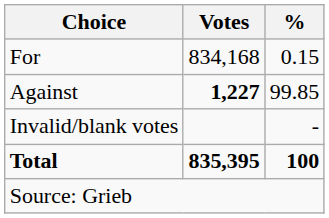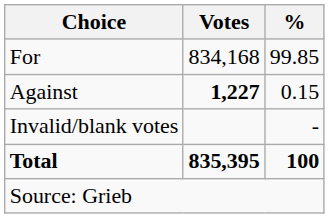(300, 56) 0.15 -> (294, 56) 99.85
(294, 91) 99.85 -> (300, 91) 0.15
